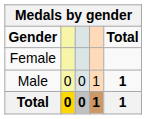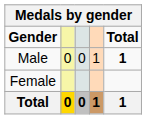rows swapped: (33, 81) <-> (33, 59)
